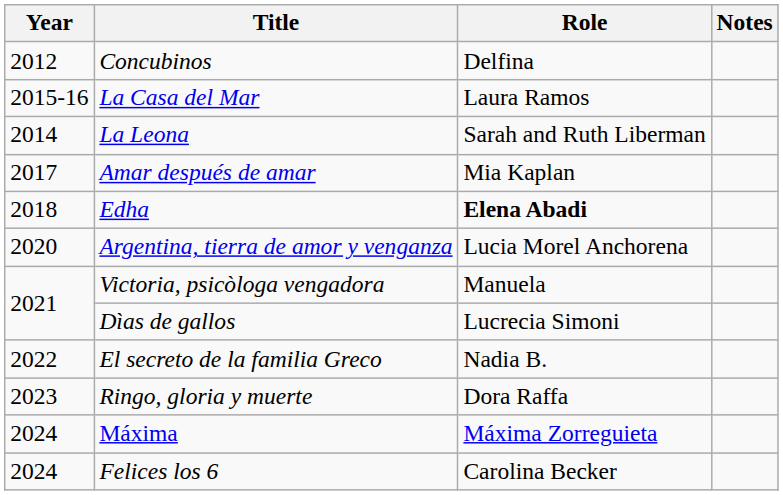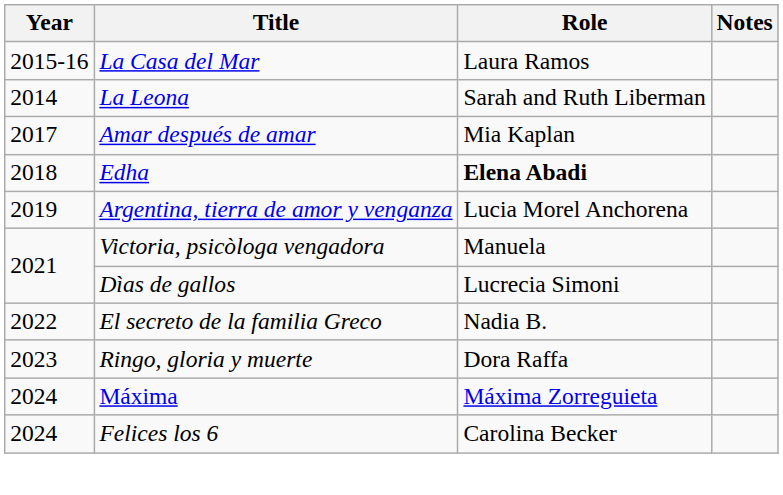- row: (156, 60)
(34, 246) 2020 -> (34, 209) 2019
